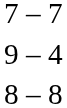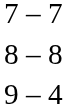rows swapped: (33, 54) <-> (33, 94)
